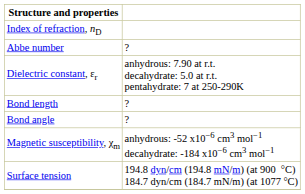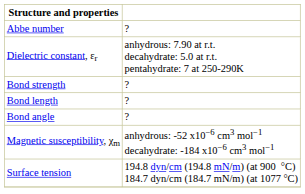- row: (54, 30)
+ row: (36, 84)
